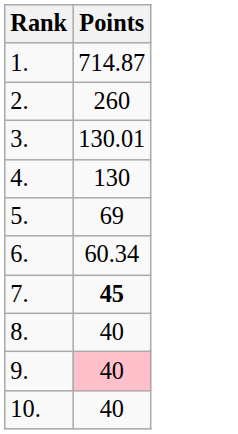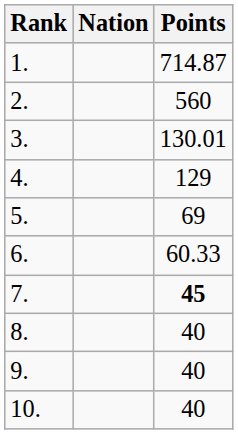+ column: (113, 23)
(112, 100) 260 -> (193, 100) 560
(112, 178) 130 -> (193, 178) 129
(112, 255) 60.34 -> (193, 255) 60.33
(112, 370) pink background -> (193, 370) no background
